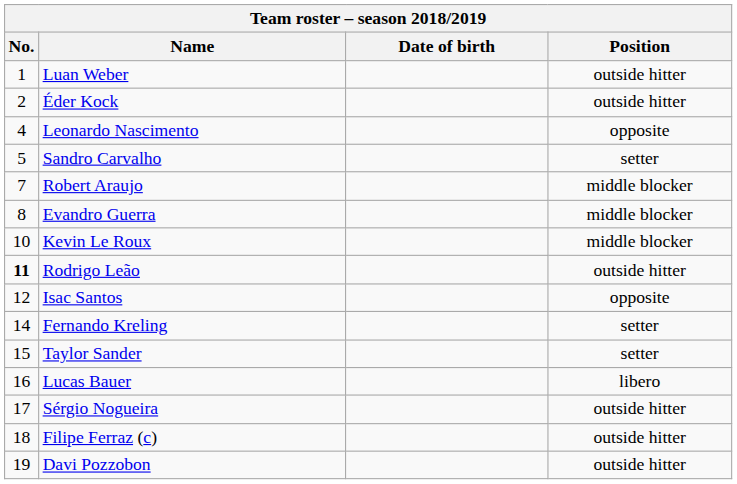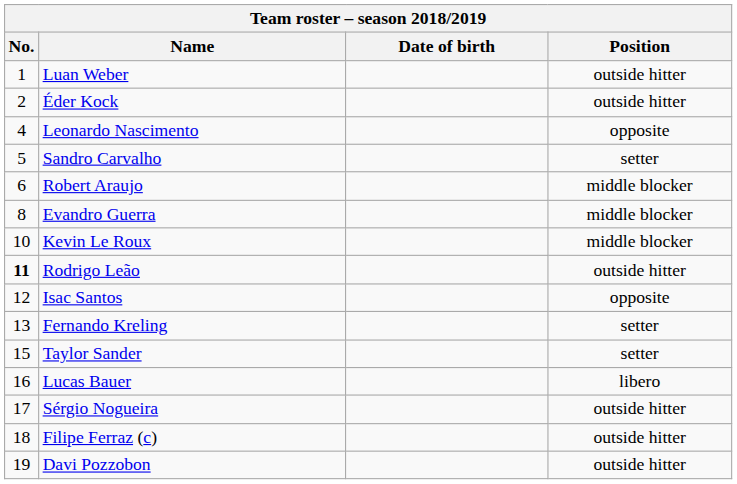(22, 185) 7 -> (22, 185) 6
(22, 325) 14 -> (22, 325) 13
